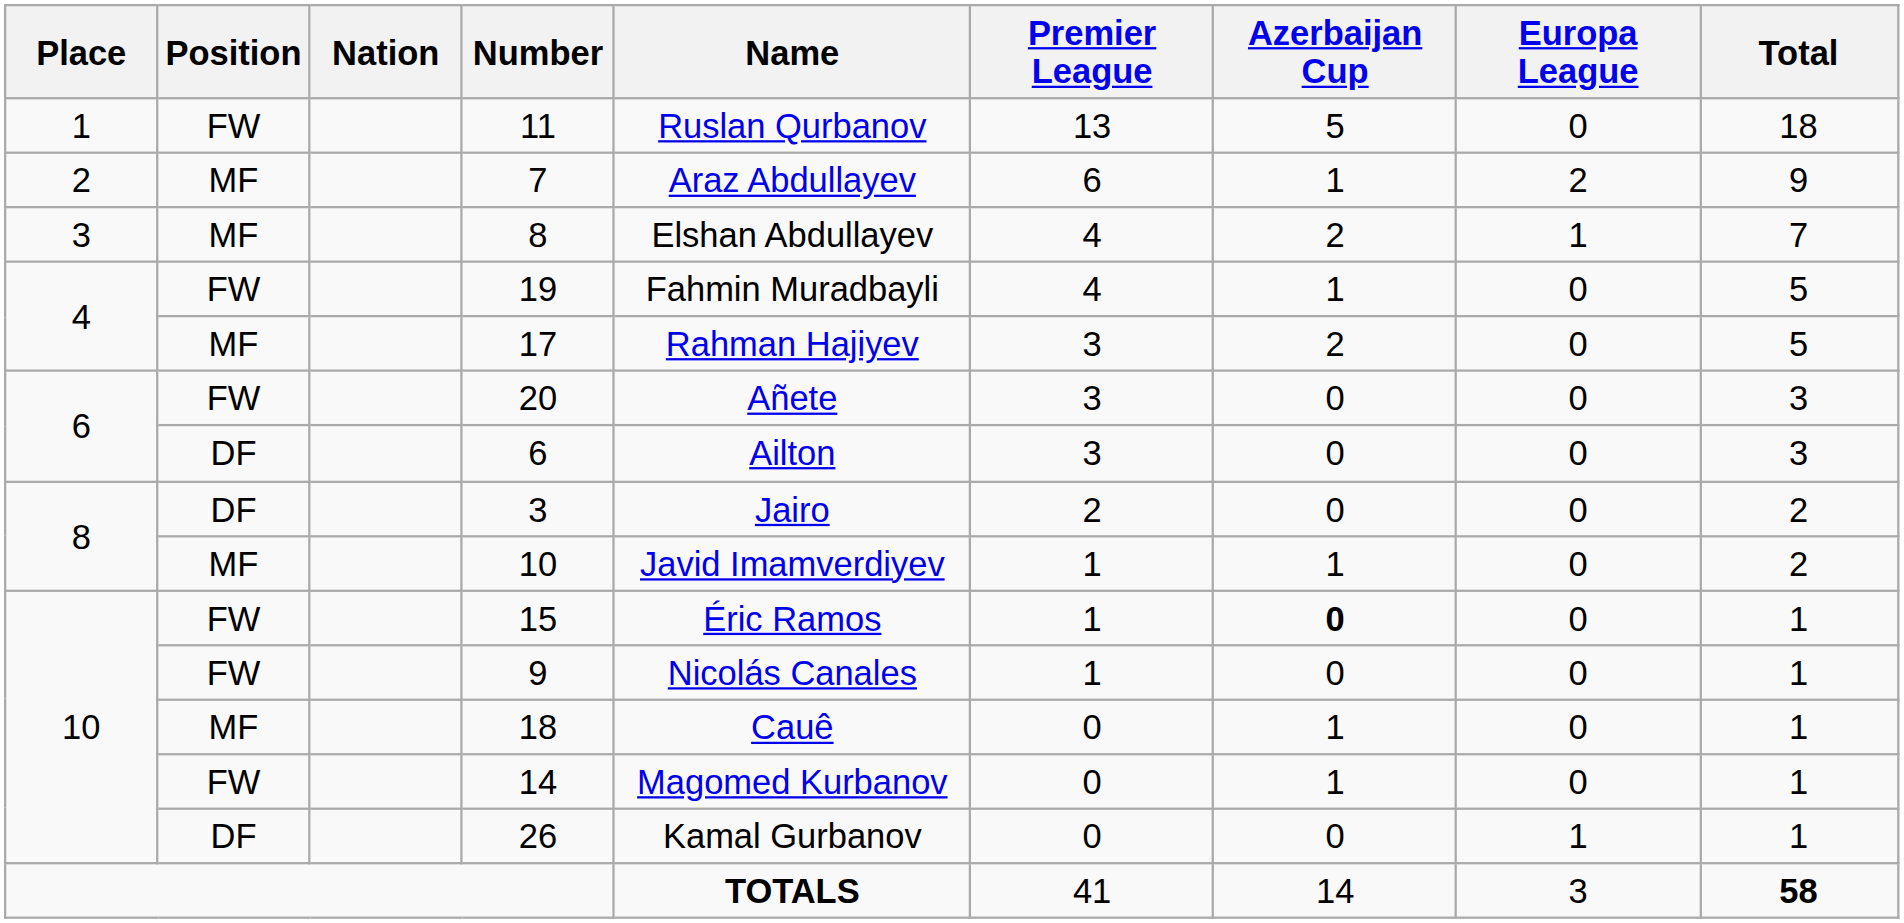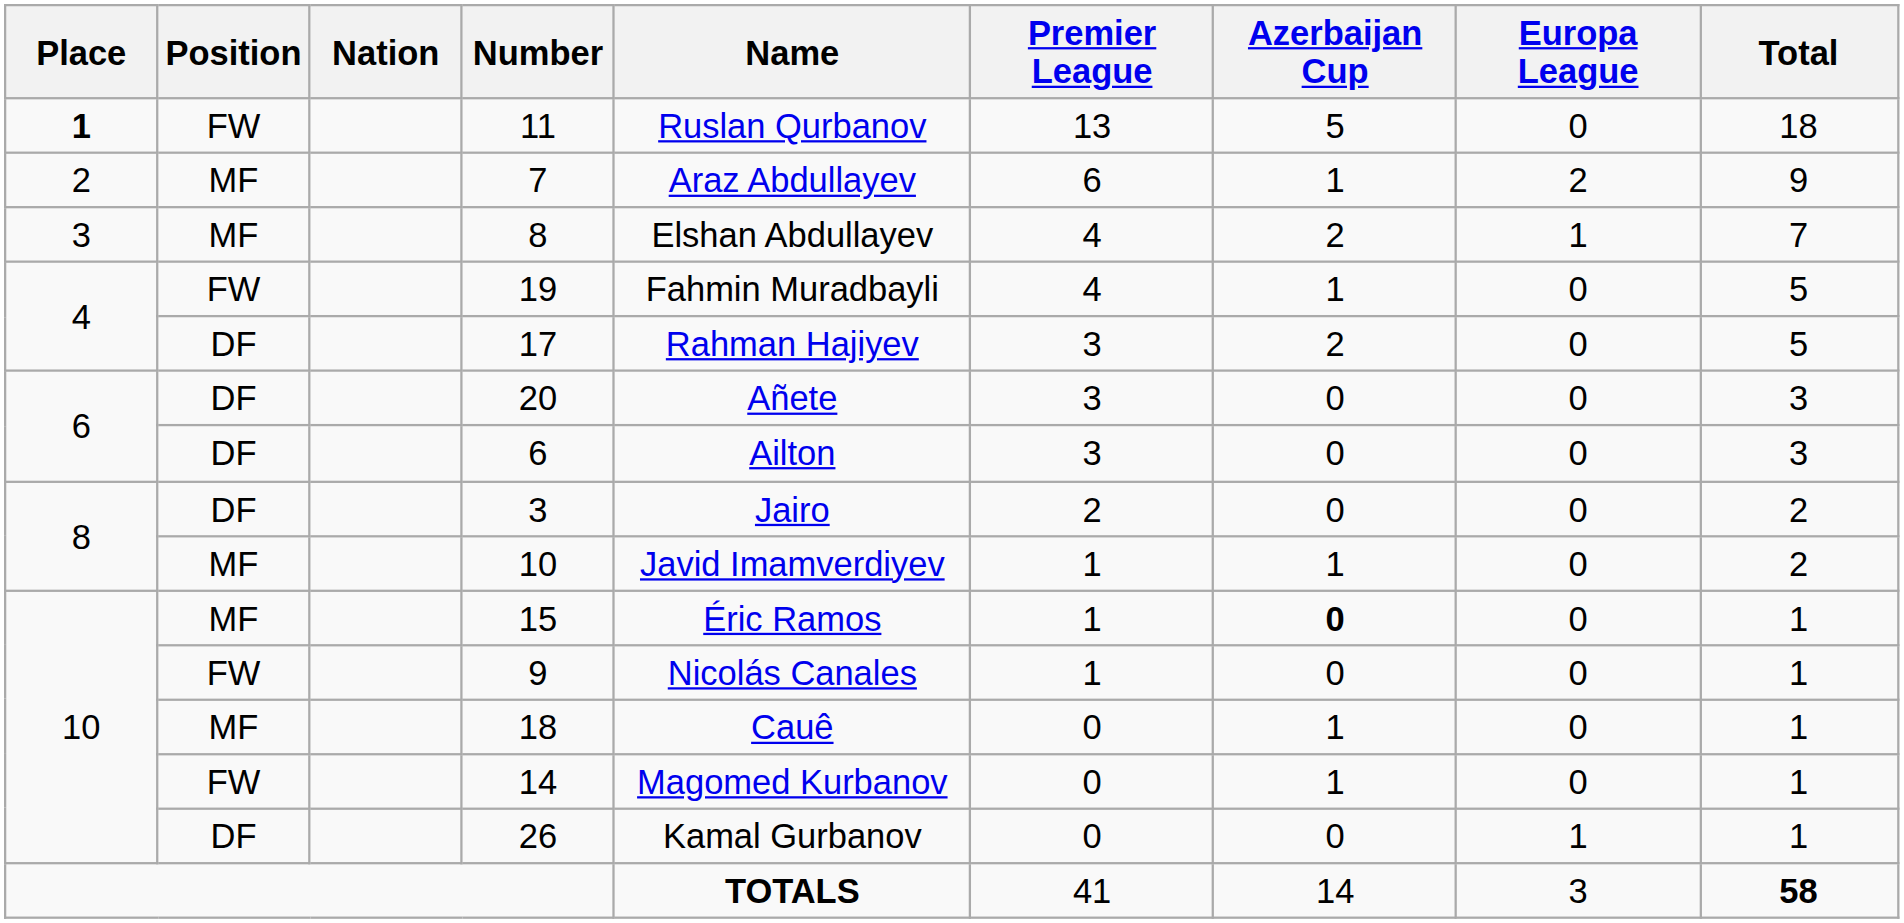(81, 126) normal -> (81, 126) bold
(233, 344) MF -> (233, 344) DF
(233, 399) FW -> (233, 399) DF
(233, 617) FW -> (233, 617) MF
